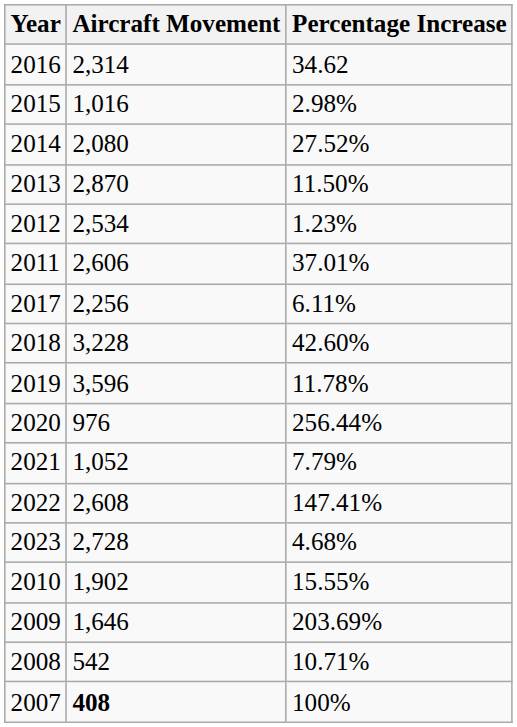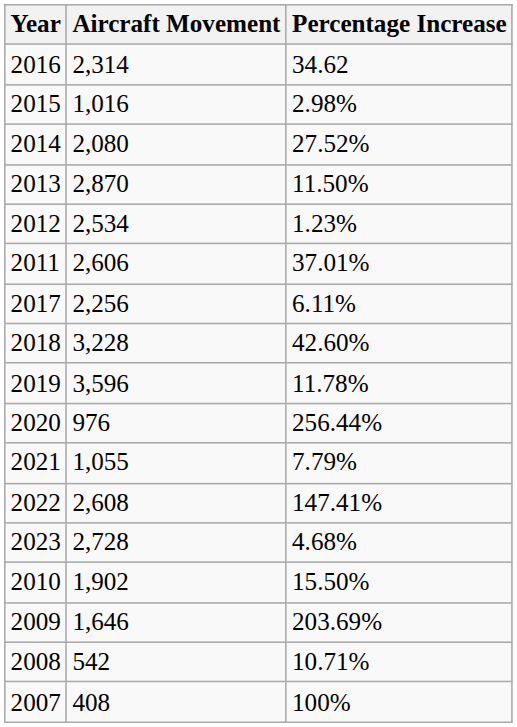(101, 462) 1,052 -> (101, 462) 1,055
(331, 582) 15.55% -> (331, 582) 15.50%
(91, 701) bold -> (91, 701) normal
